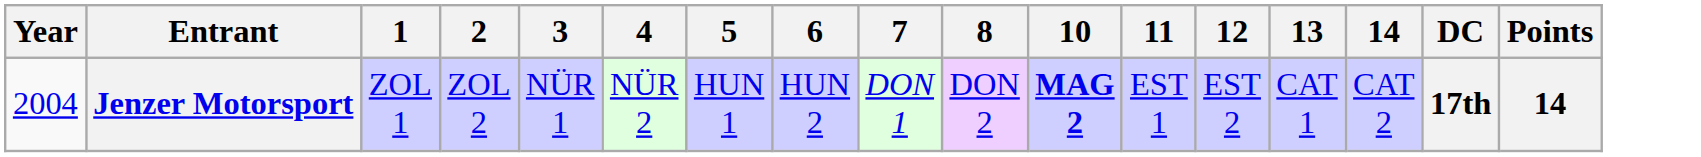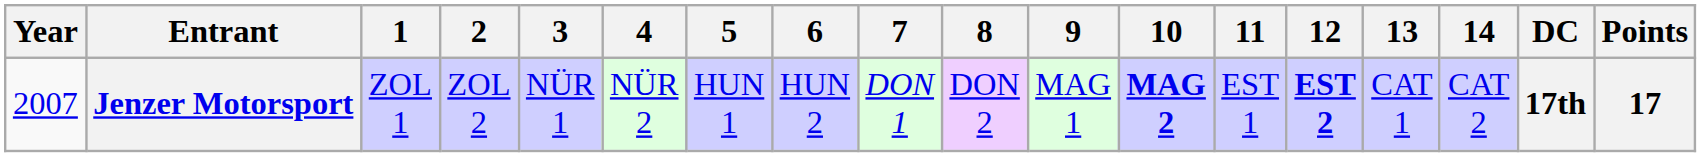+ column: (1073, 30)
(45, 103) 2004 -> (45, 103) 2007
(1232, 103) normal -> (1325, 103) bold
(1550, 103) 14 -> (1645, 103) 17
